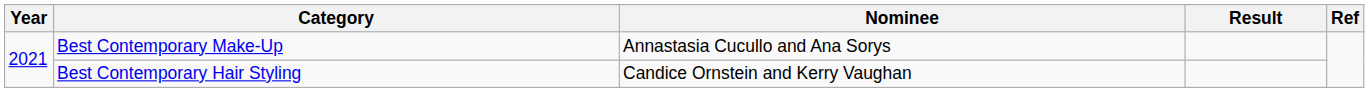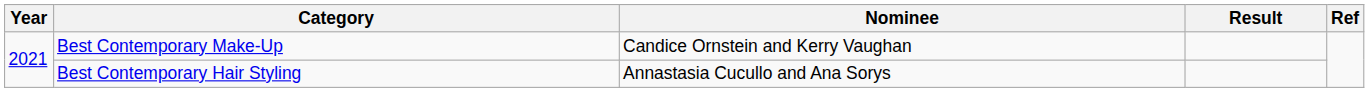(757, 45) Annastasia Cucullo and Ana Sorys -> (767, 45) Candice Ornstein and Kerry Vaughan
(767, 73) Candice Ornstein and Kerry Vaughan -> (757, 73) Annastasia Cucullo and Ana Sorys
